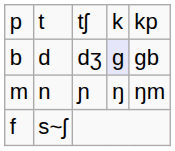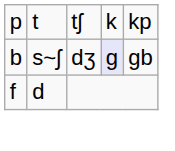(44, 57) d -> (47, 57) s~ʃ
- row: (19, 92)
(53, 127) s~ʃ -> (38, 92) d
